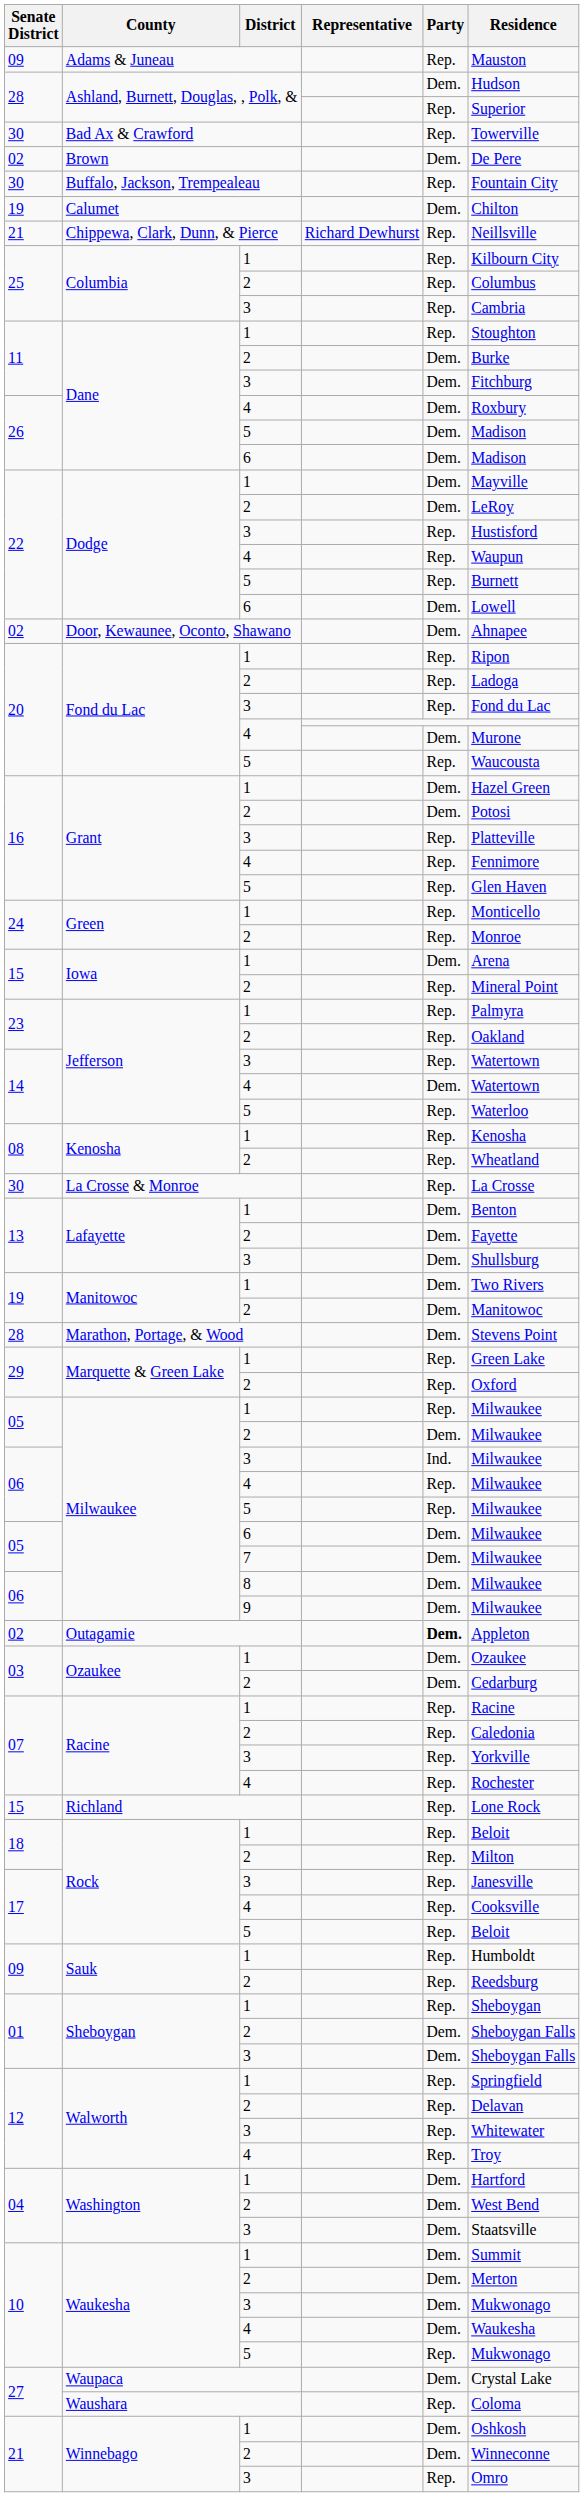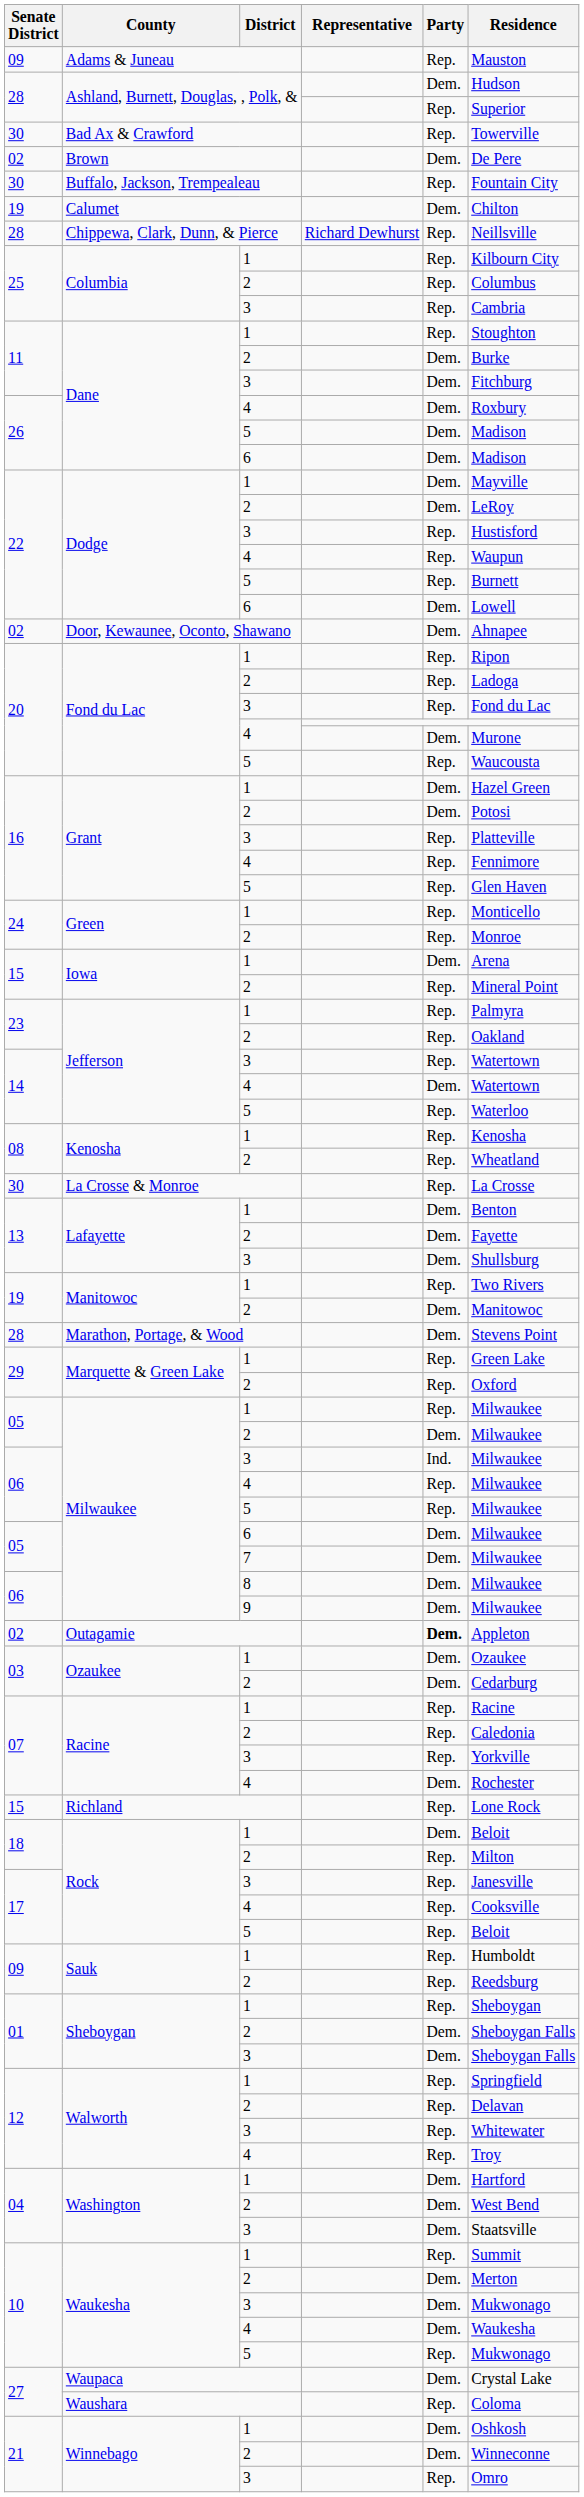(16, 233) 21 -> (16, 233) 28
(444, 1285) Dem. -> (441, 1285) Rep.
(441, 1782) Rep. -> (444, 1782) Dem.
(441, 1832) Rep. -> (444, 1832) Dem.
(444, 2255) Dem. -> (441, 2255) Rep.
